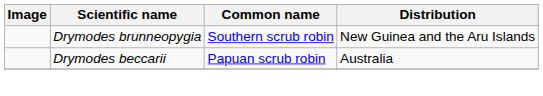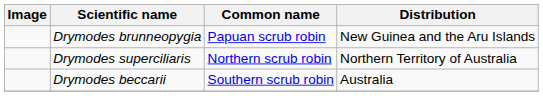(271, 36) Southern scrub robin -> (267, 36) Papuan scrub robin
+ row: (122, 58)
(267, 58) Papuan scrub robin -> (271, 79) Southern scrub robin
